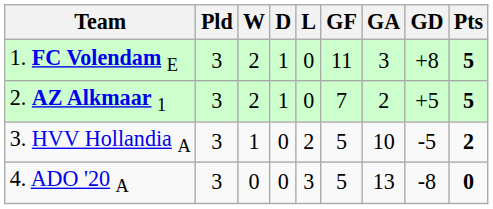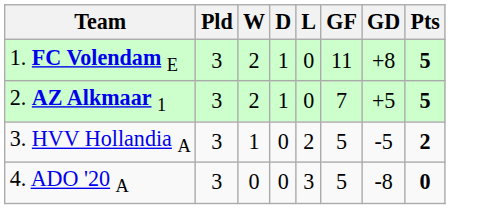- column: (384, 22)
